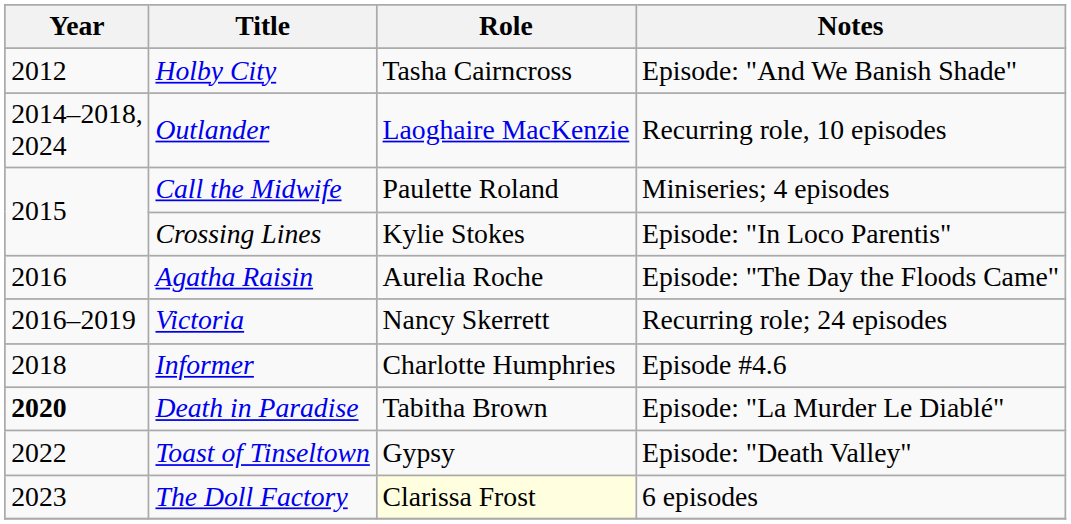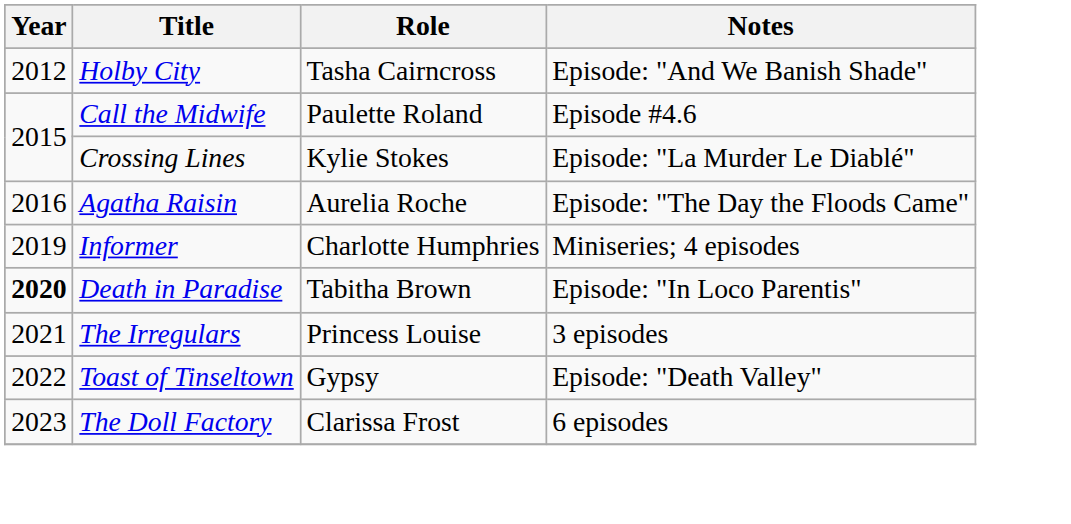- row: (212, 129)
(766, 189) Miniseries; 4 episodes -> (624, 114) Episode #4.6
(797, 233) Episode: "In Loco Parentis" -> (733, 158) Episode: "La Murder Le Diablé"
- row: (200, 320)
(39, 364) 2018 -> (39, 245) 2019
(714, 364) Episode #4.6 -> (676, 245) Miniseries; 4 episodes
(823, 408) Episode: "La Murder Le Diablé" -> (707, 289) Episode: "In Loco Parentis"
+ row: (160, 333)
(459, 496) lightyellow background -> (383, 421) no background
